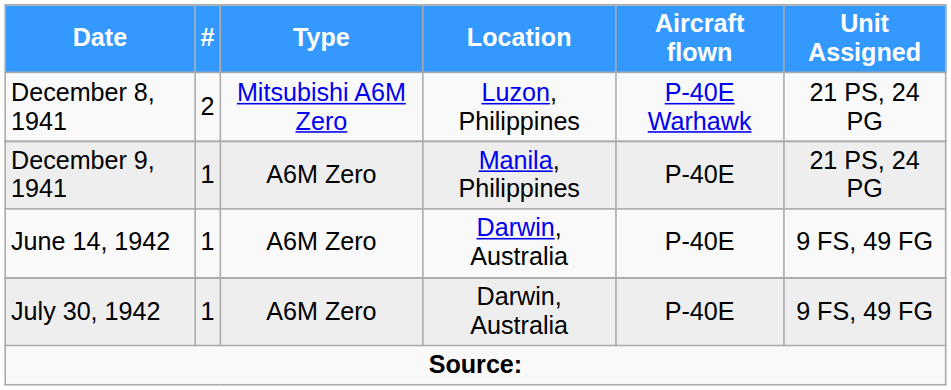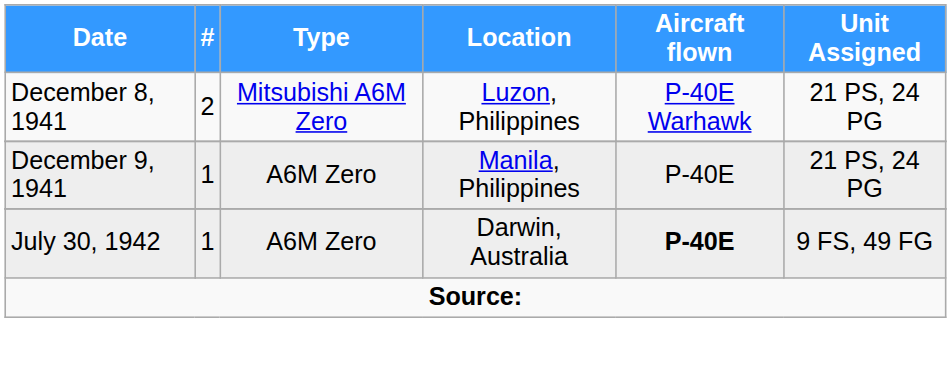- row: (91, 242)
(700, 310) normal -> (700, 242) bold
